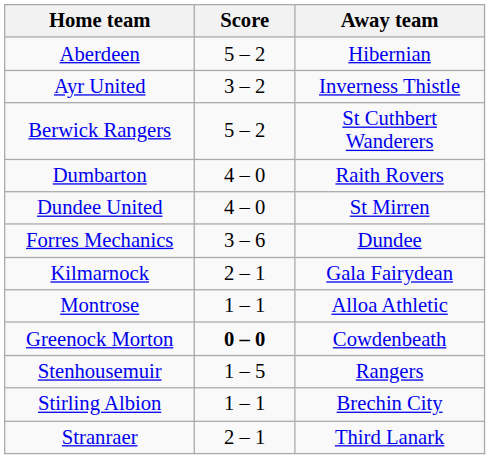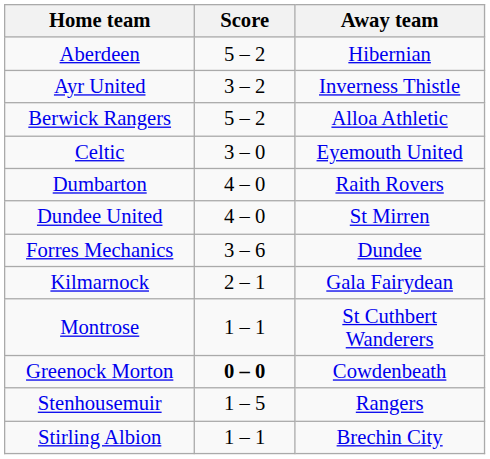(390, 130) St Cuthbert Wanderers -> (390, 119) Alloa Athletic
+ row: (100, 151)
(390, 305) Alloa Athletic -> (390, 327) St Cuthbert Wanderers
- row: (100, 436)
